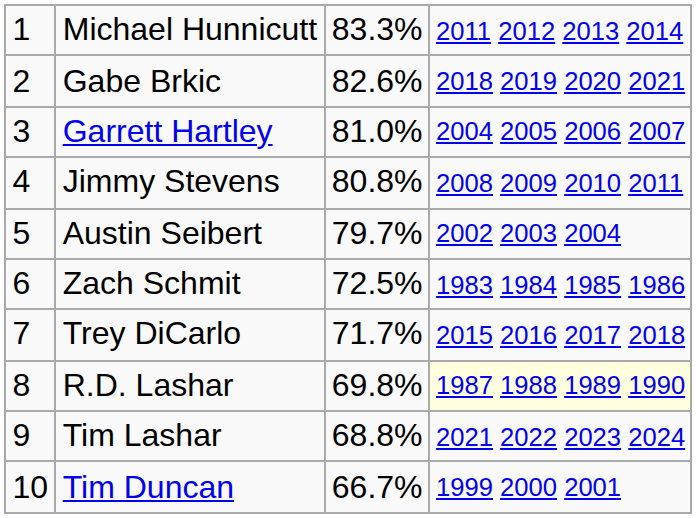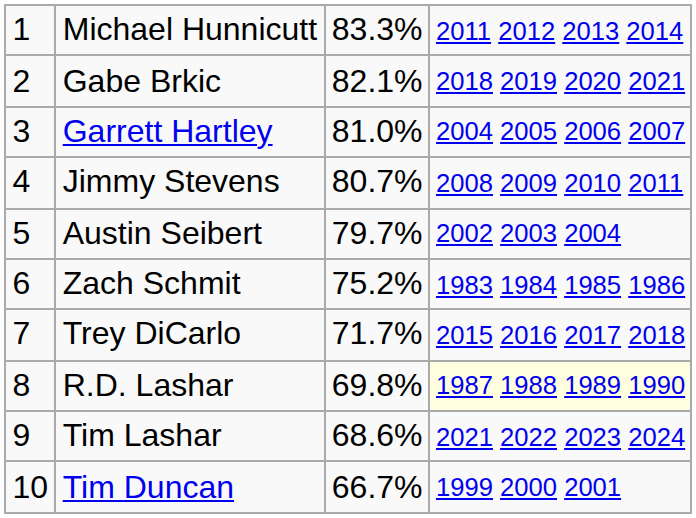(377, 80) 82.6% -> (377, 80) 82.1%
(377, 182) 80.8% -> (377, 182) 80.7%
(377, 283) 72.5% -> (377, 283) 75.2%
(377, 435) 68.8% -> (377, 435) 68.6%
